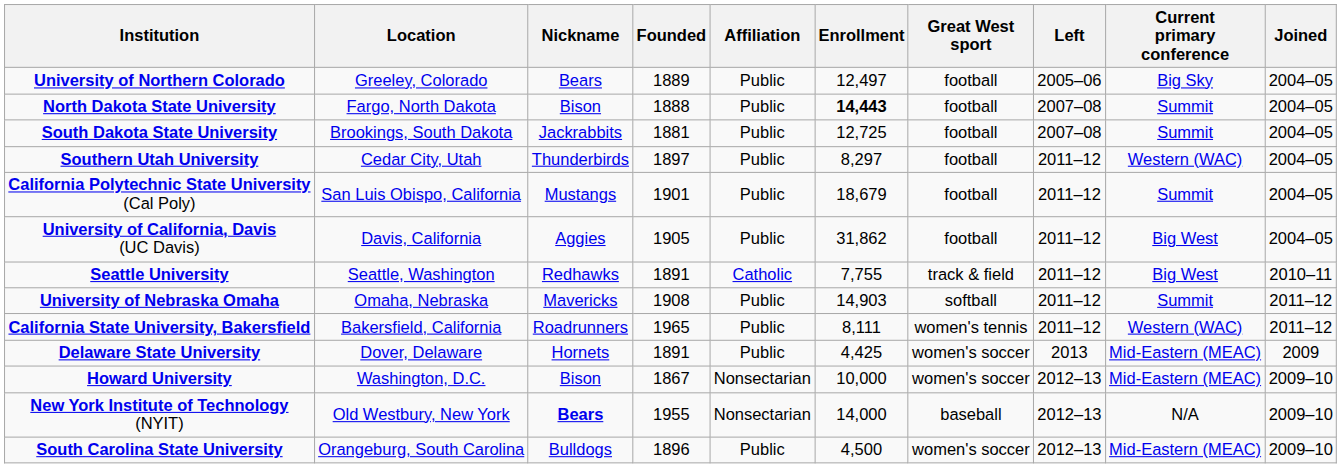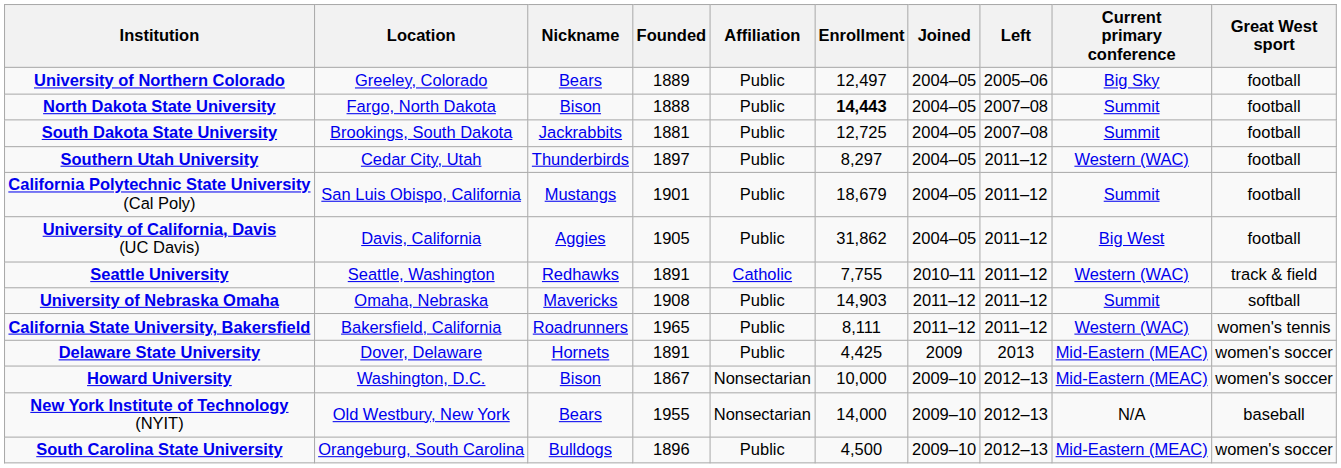columns swapped: (1301, 36) <-> (971, 36)
(1185, 274) Big West -> (1132, 274) Western (WAC)
(580, 414) bold -> (580, 414) normal
